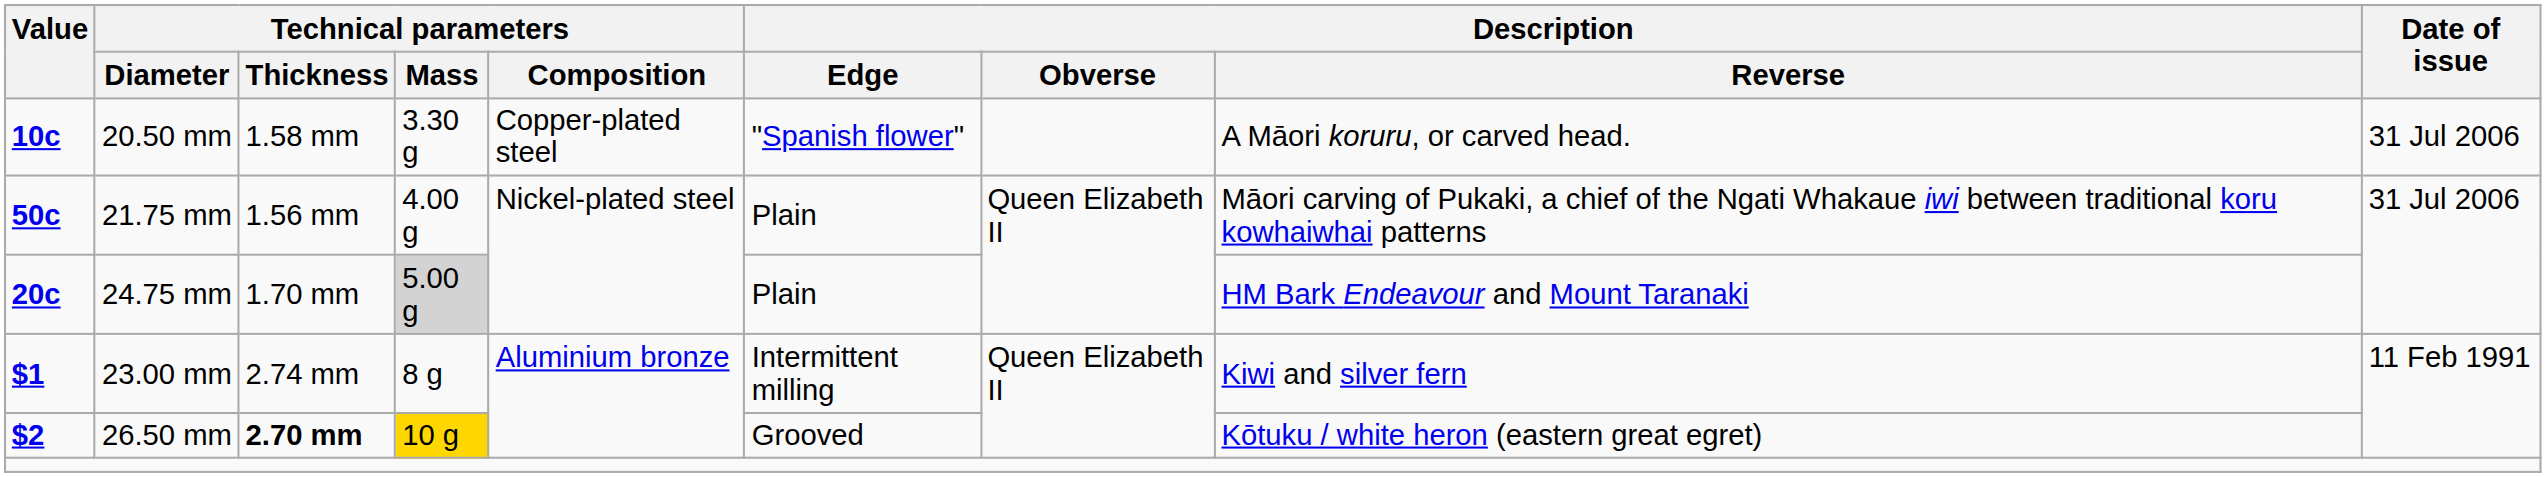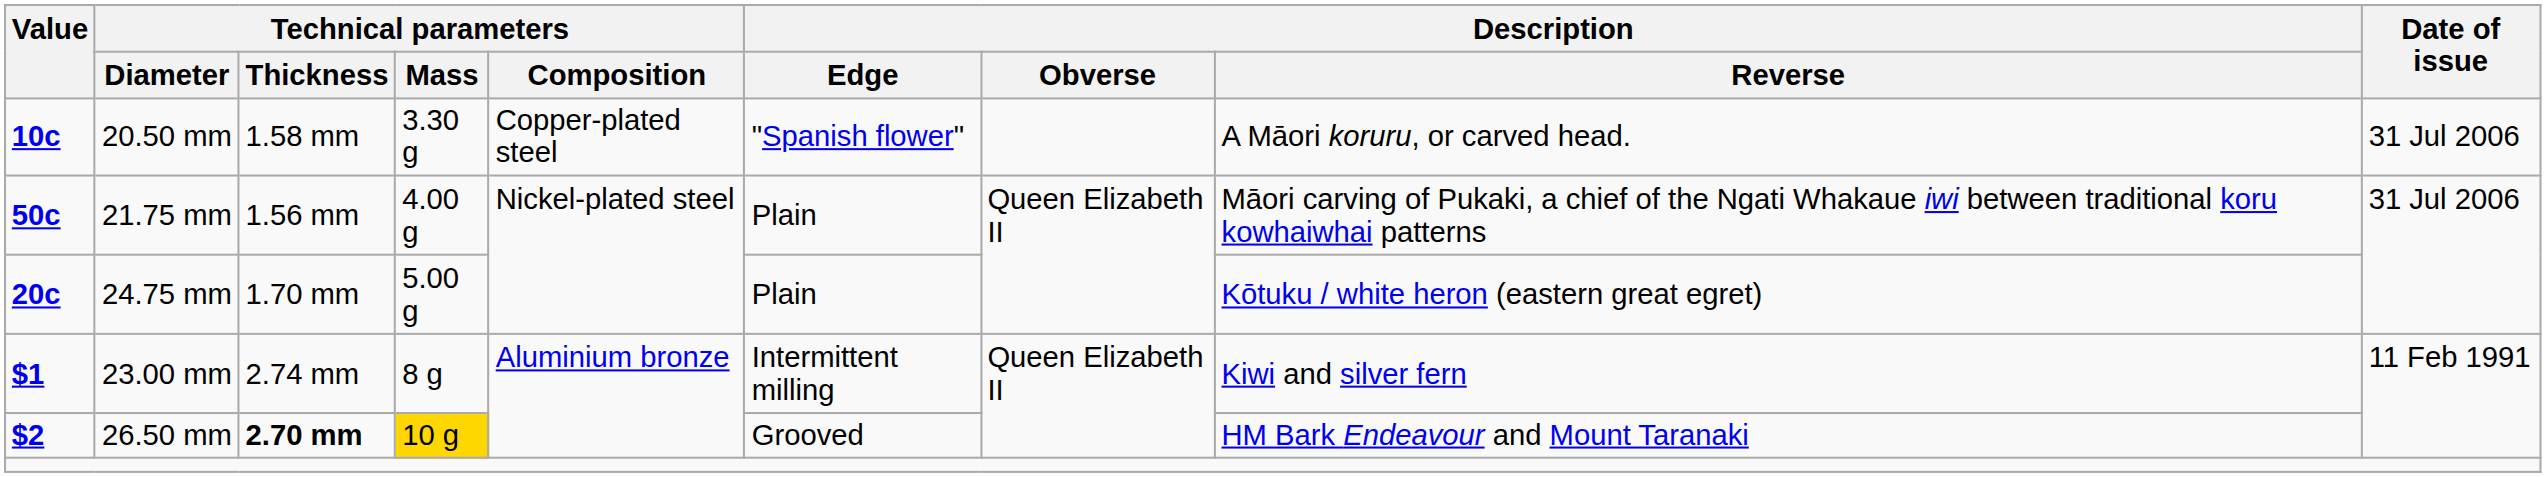(431, 294) lightgrey background -> (431, 294) no background
(1485, 294) HM Bark Endeavour and Mount Taranaki -> (1492, 294) Kōtuku / white heron (eastern great egret)
(1492, 436) Kōtuku / white heron (eastern great egret) -> (1485, 436) HM Bark Endeavour and Mount Taranaki
